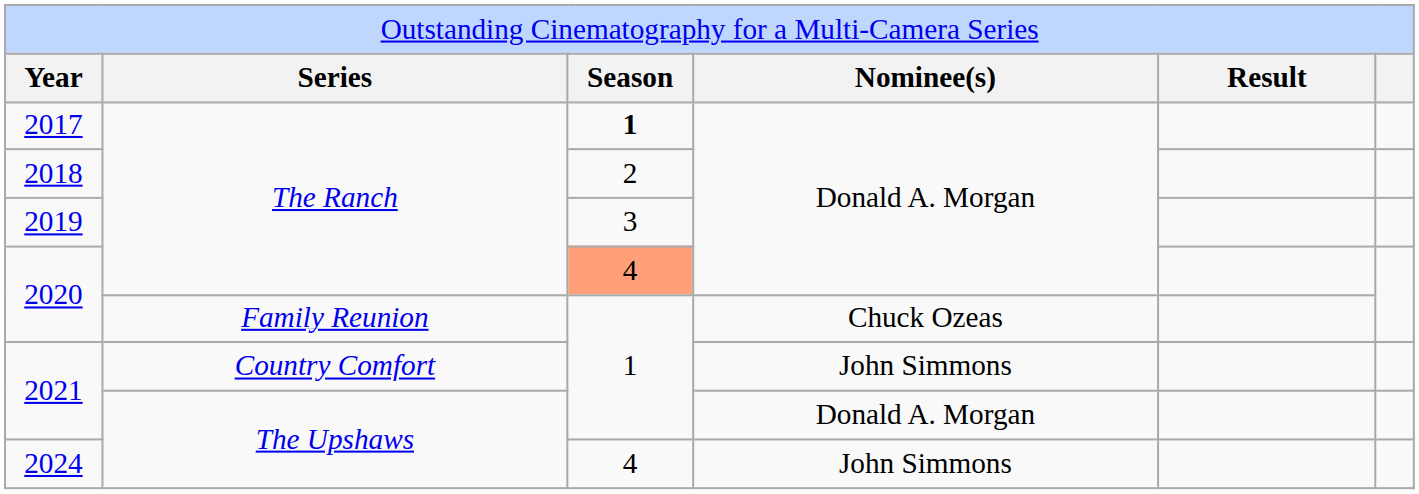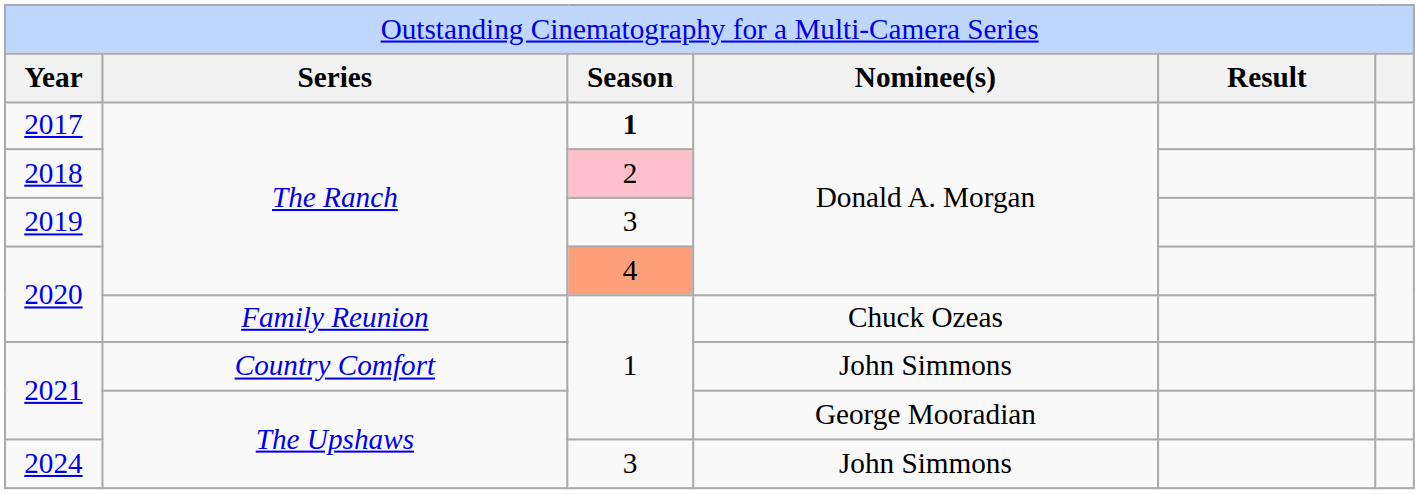(630, 173) no background -> (630, 173) pink background
(925, 414) Donald A. Morgan -> (925, 414) George Mooradian
(630, 462) 4 -> (630, 462) 3
